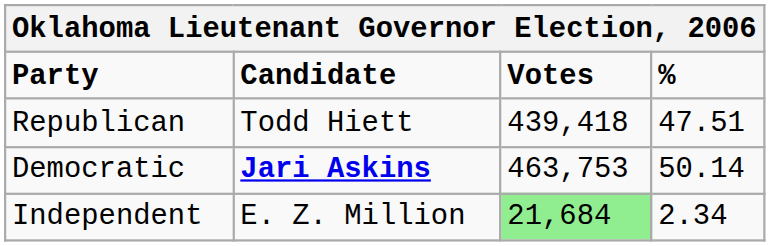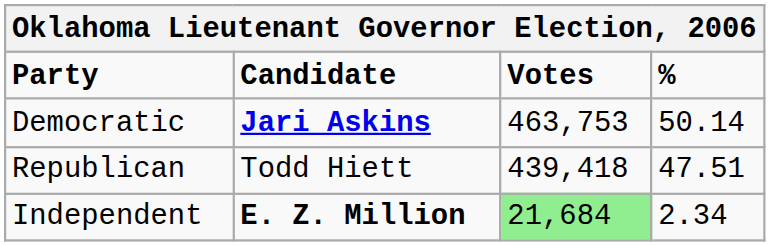rows swapped: (99, 170) <-> (99, 123)
(353, 217) normal -> (353, 217) bold
